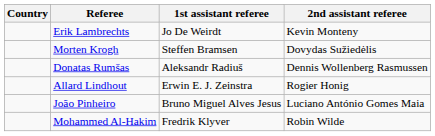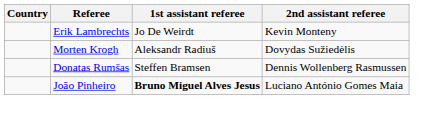(200, 49) Steffen Bramsen -> (175, 49) Aleksandr Radiuš
(202, 67) Aleksandr Radiuš -> (172, 67) Steffen Bramsen
- row: (90, 85)
(221, 103) normal -> (197, 85) bold
- row: (105, 121)
